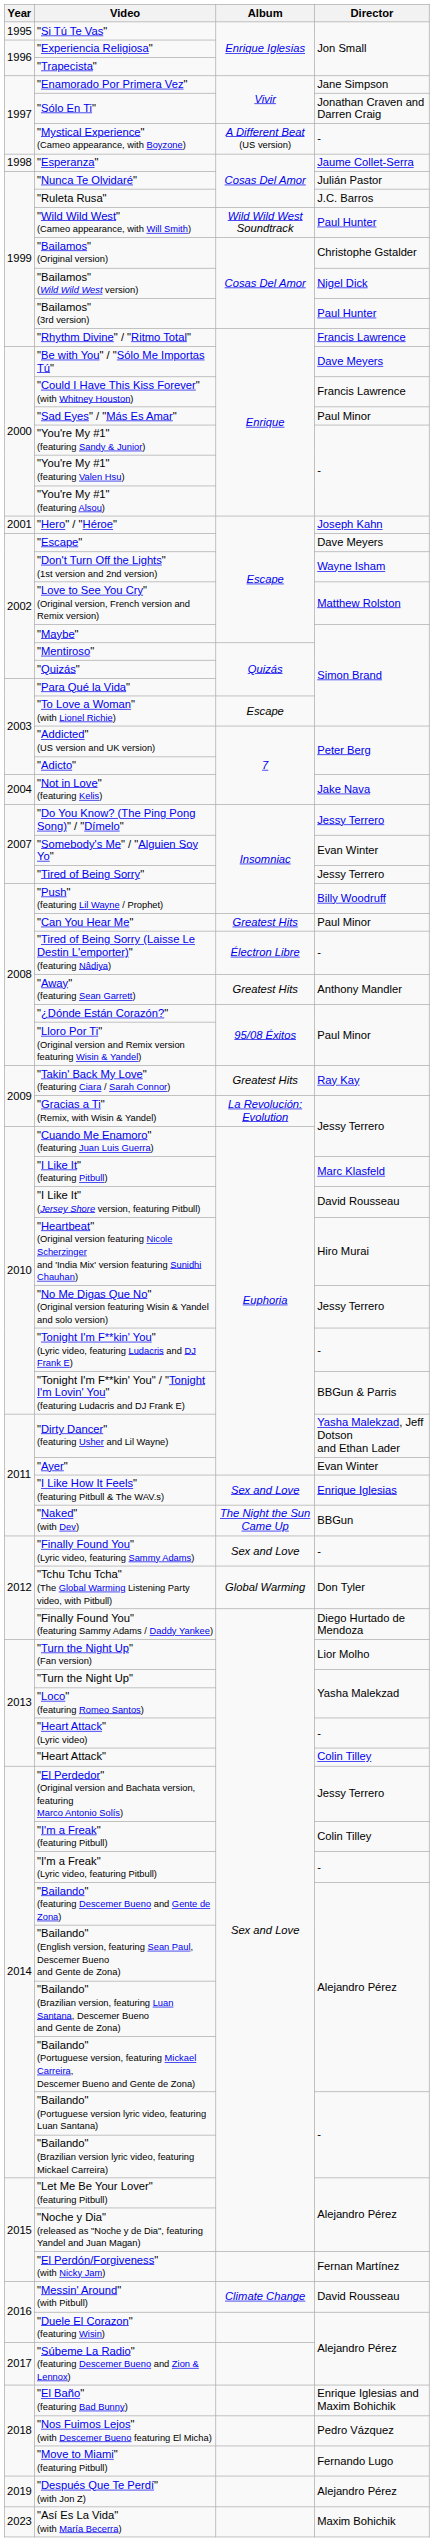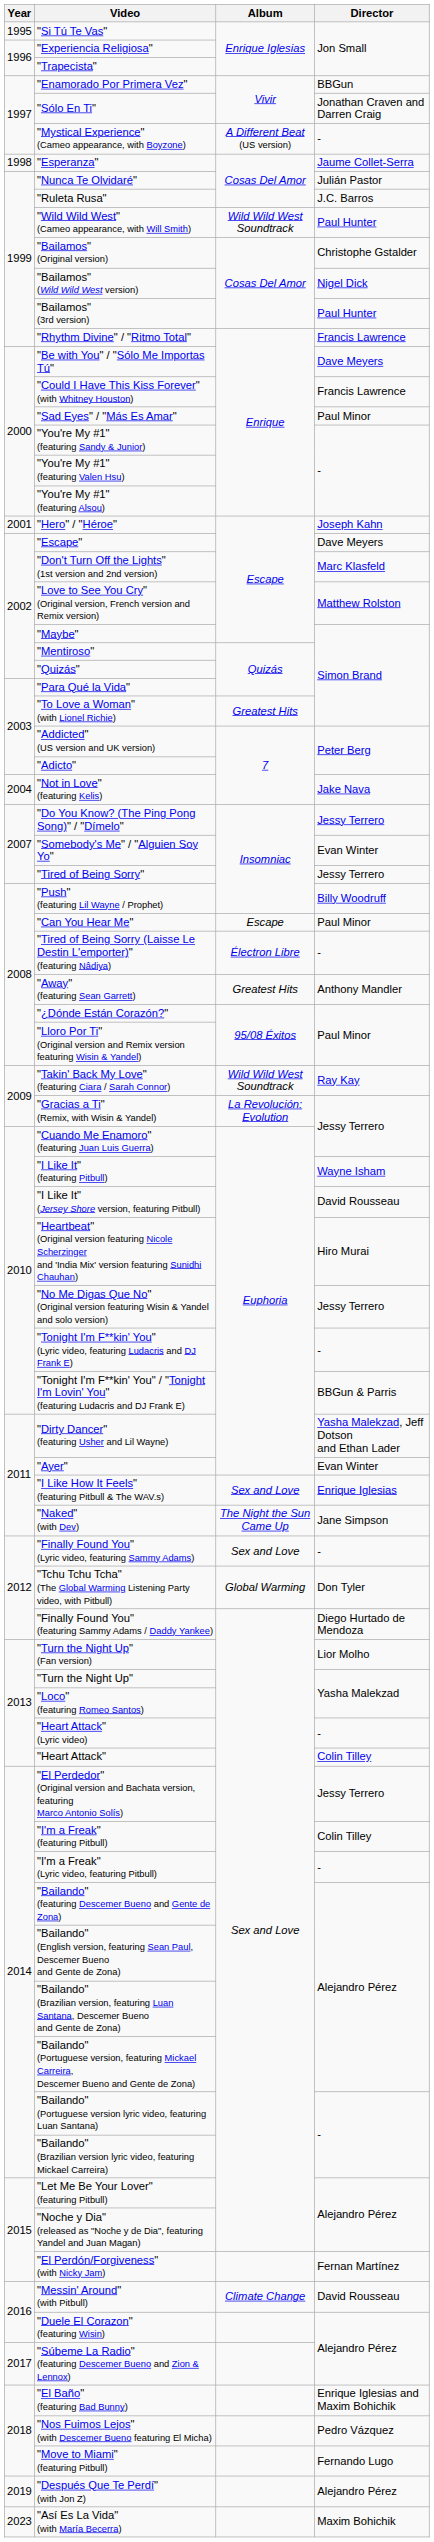(353, 84) Jane Simpson -> (335, 84) BBGun
(351, 566) Wayne Isham -> (351, 566) Marc Klasfeld
(265, 711) Escape -> (265, 711) Greatest Hits
(265, 922) Greatest Hits -> (265, 922) Escape
(265, 1080) Greatest Hits -> (265, 1080) Wild Wild West Soundtrack
(351, 1171) Marc Klasfeld -> (351, 1171) Wayne Isham
(335, 1520) BBGun -> (353, 1520) Jane Simpson
